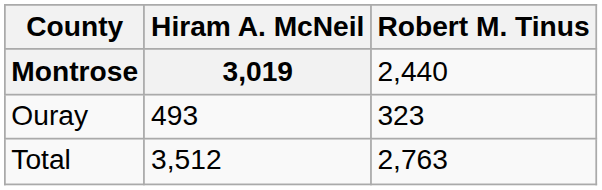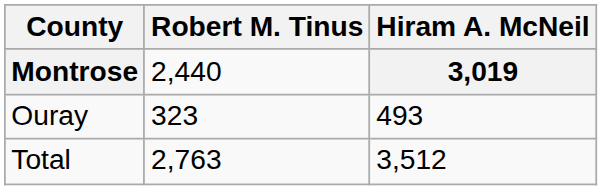columns swapped: (258, 26) <-> (484, 26)
